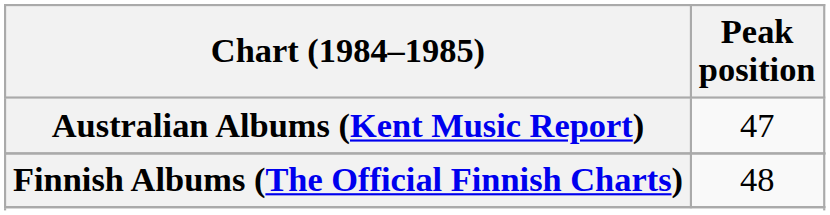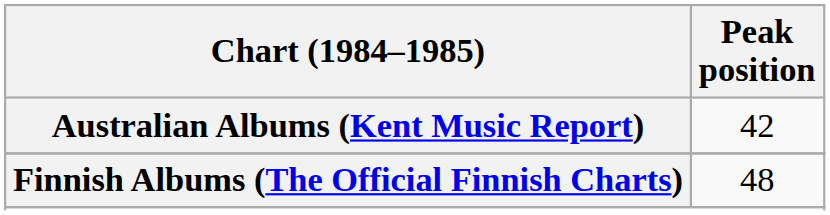(757, 125) 47 -> (757, 125) 42
